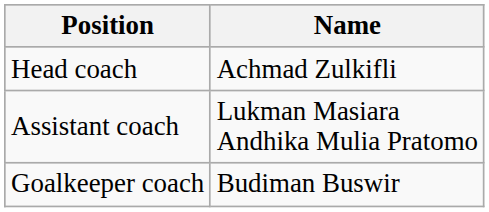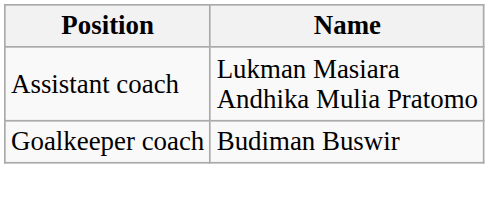- row: (74, 68)
